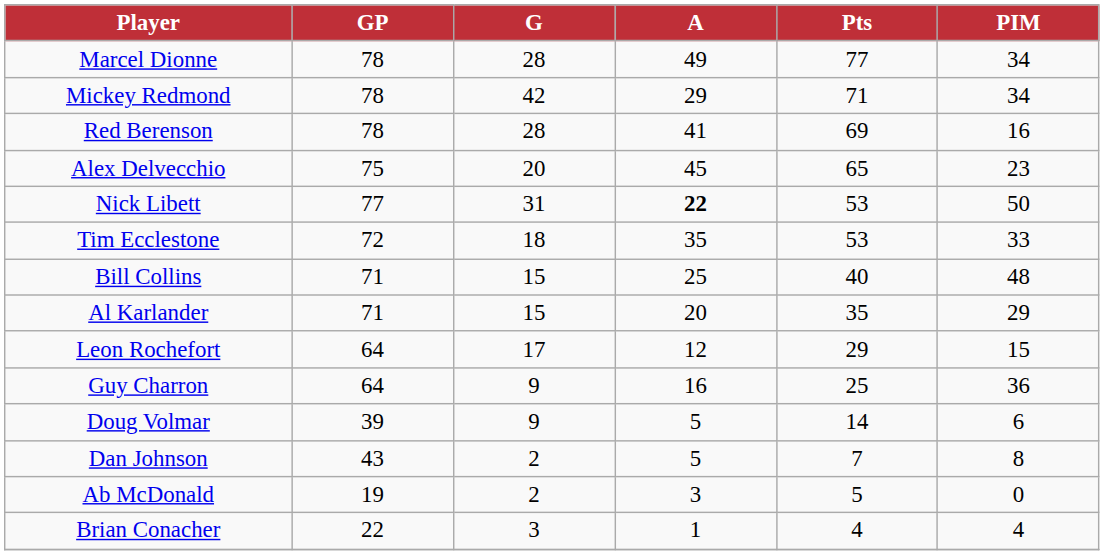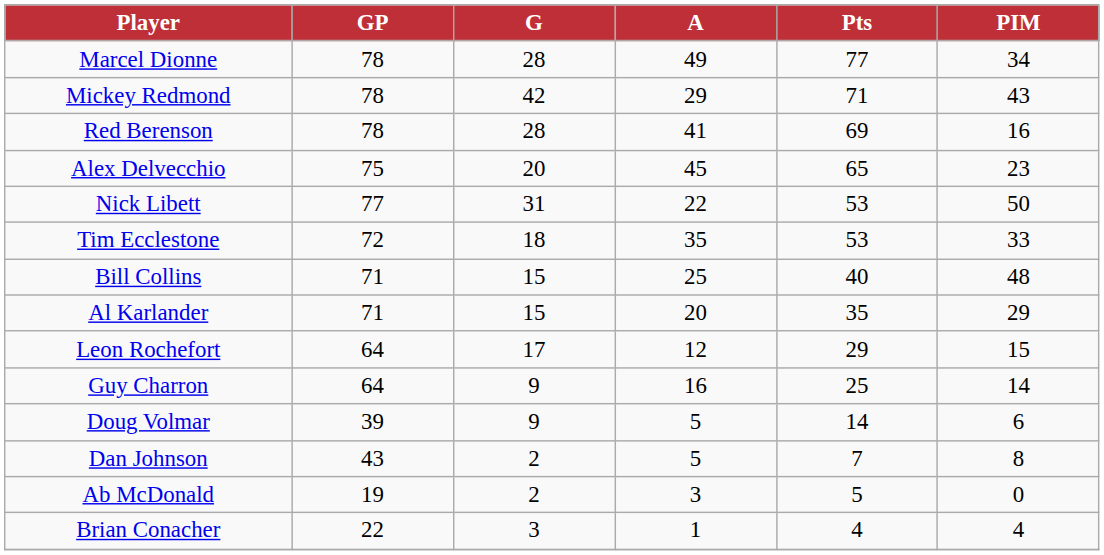(1018, 95) 34 -> (1018, 95) 43
(695, 204) bold -> (695, 204) normal
(1018, 385) 36 -> (1018, 385) 14
